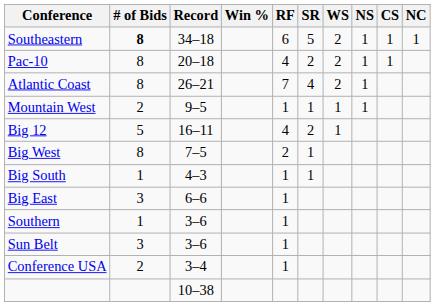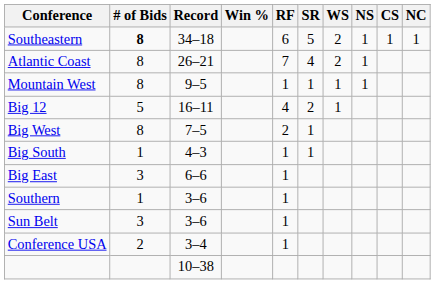- row: (28, 61)
(140, 107) 2 -> (140, 84) 8
